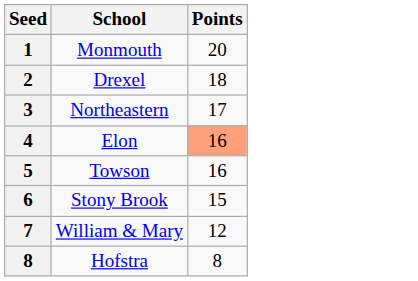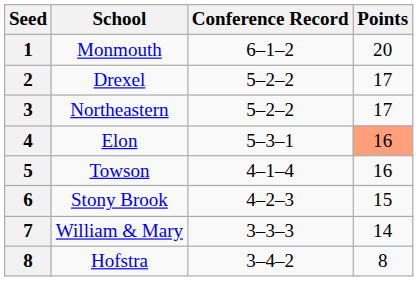+ column: (270, 19)
(217, 79) 18 -> (383, 79) 17
(217, 230) 12 -> (383, 230) 14
